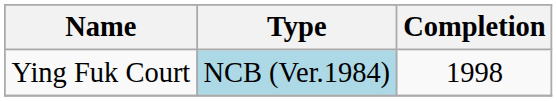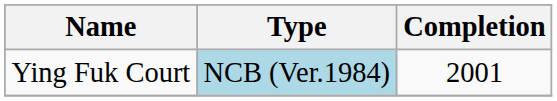(474, 72) 1998 -> (474, 72) 2001
